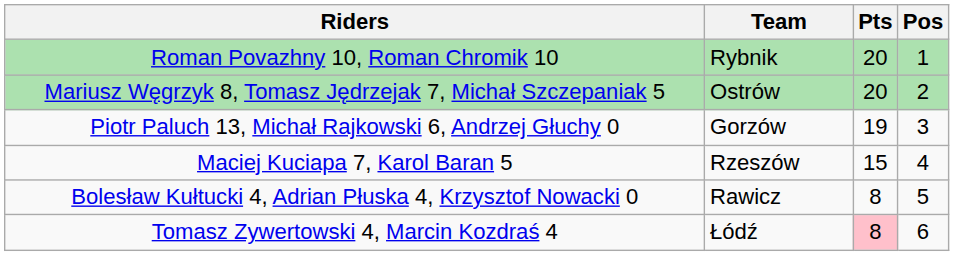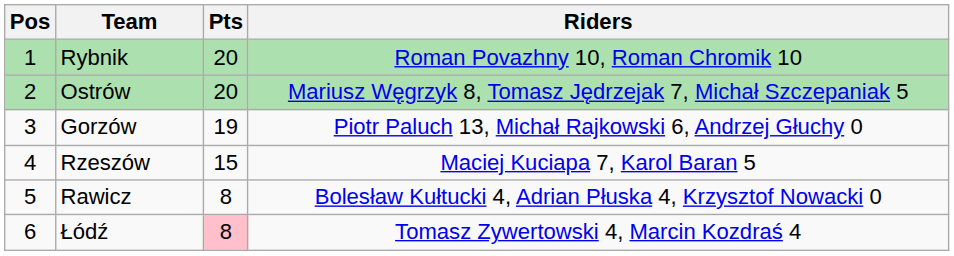columns swapped: (923, 22) <-> (355, 22)
